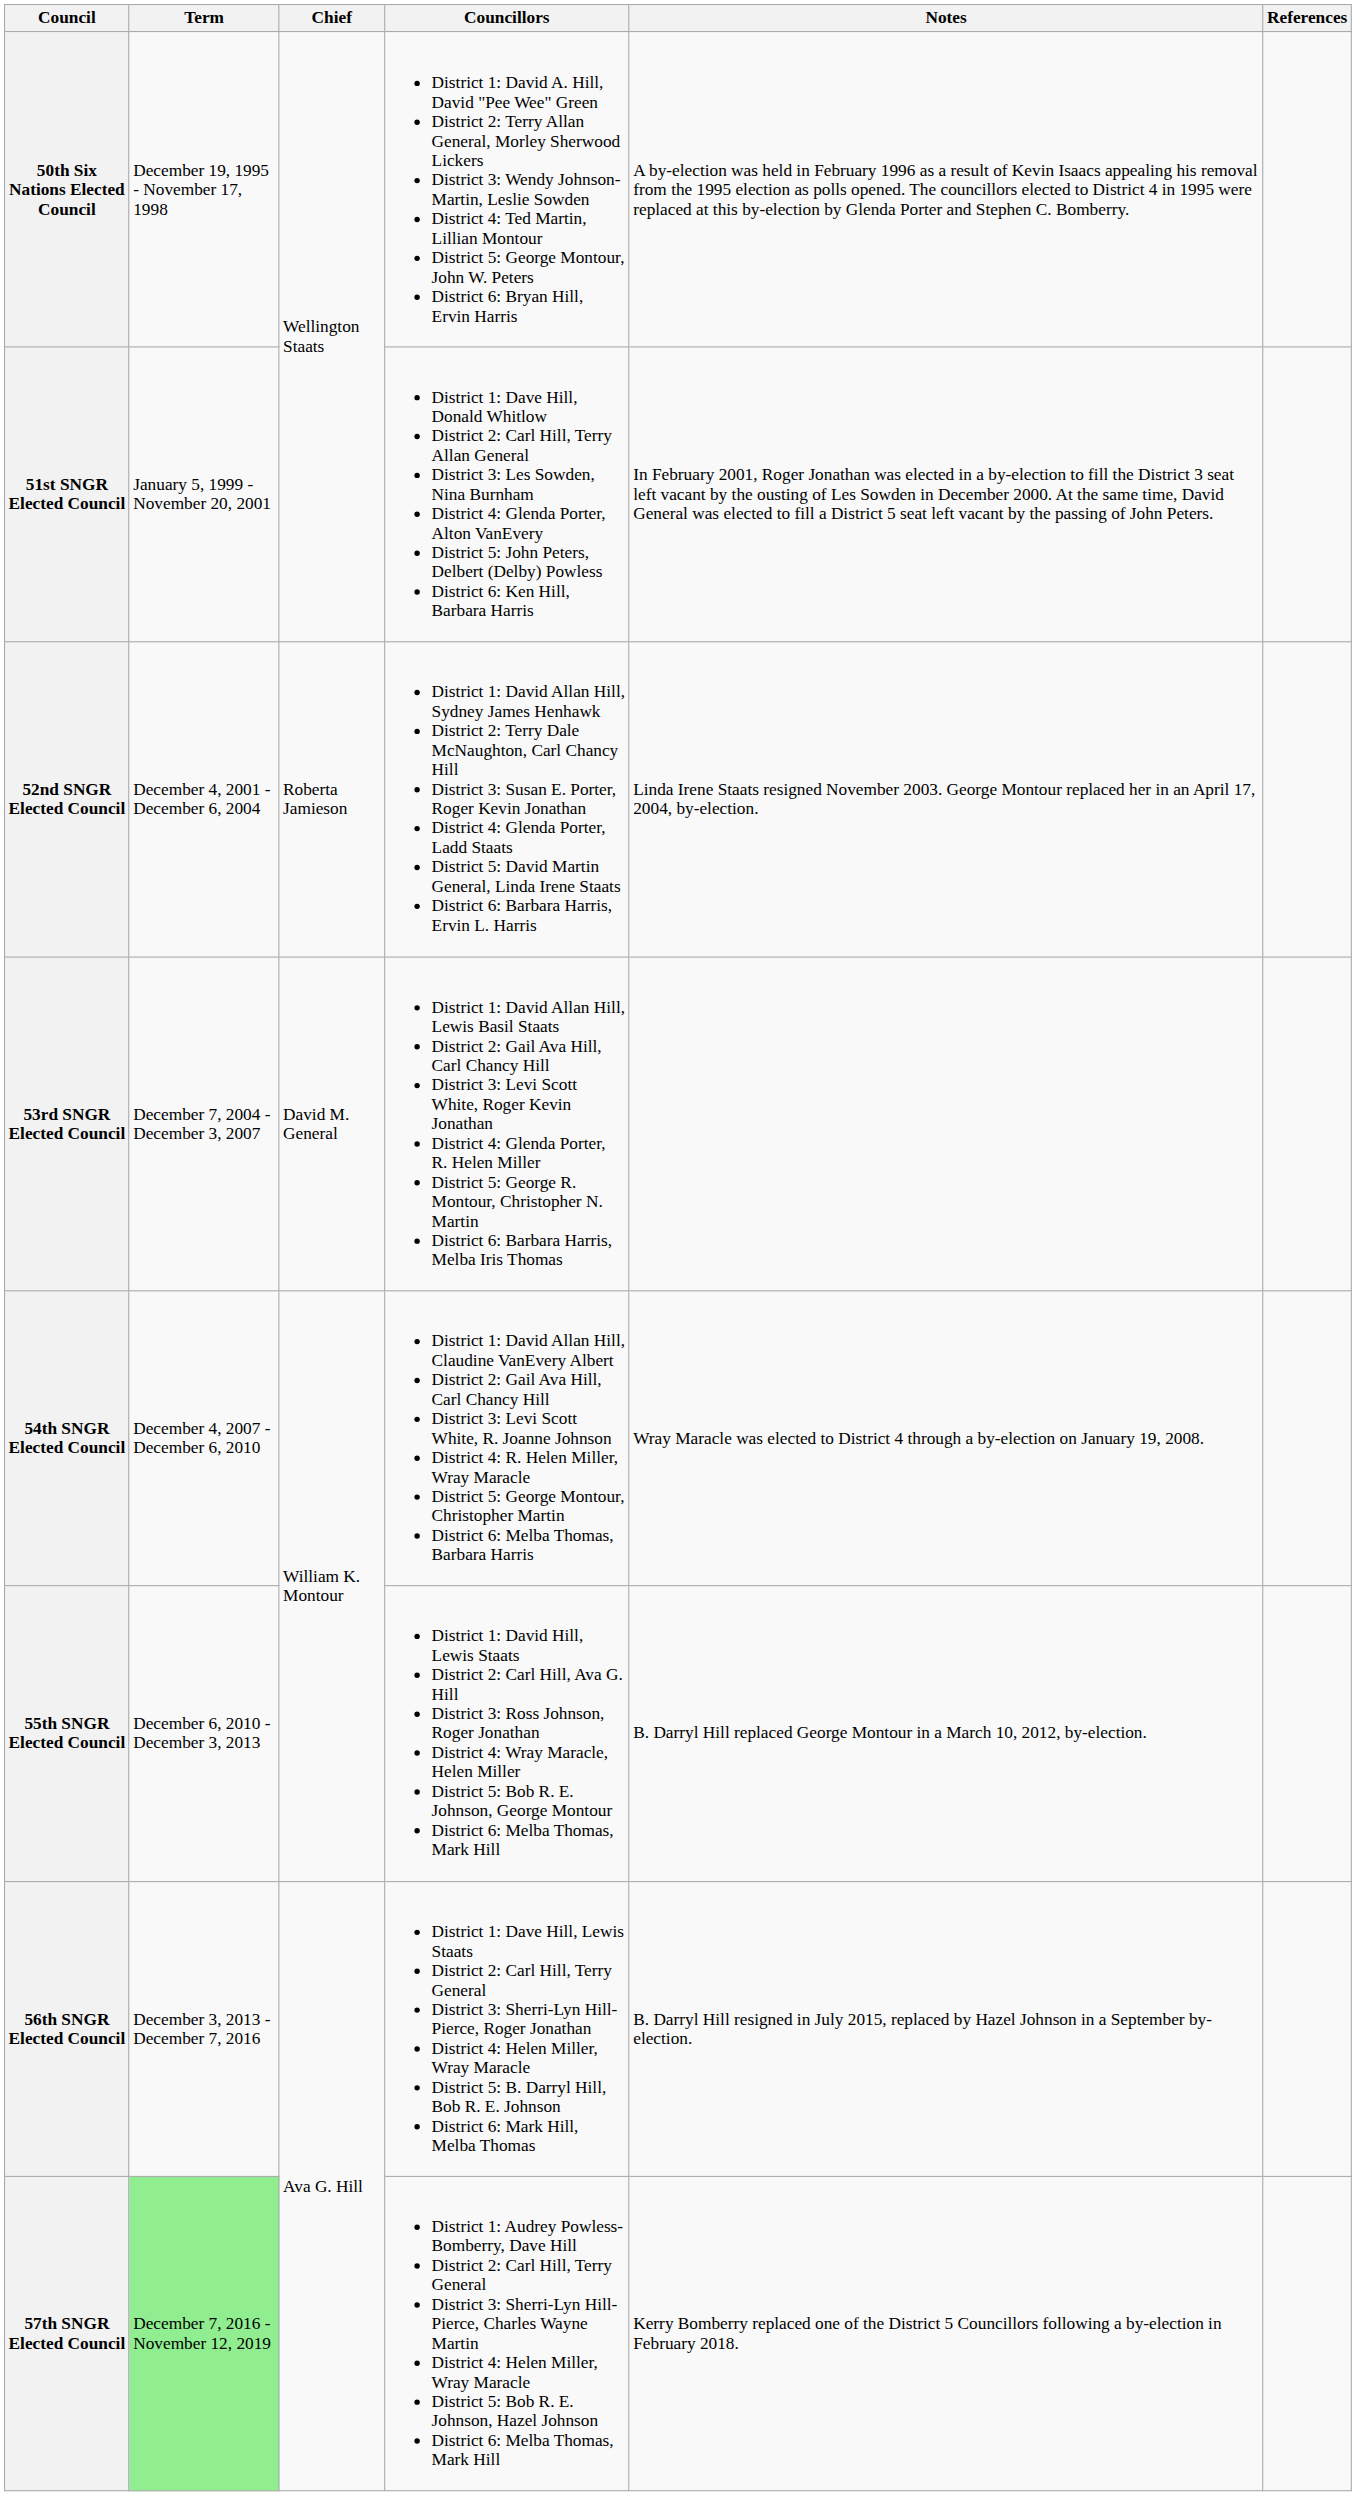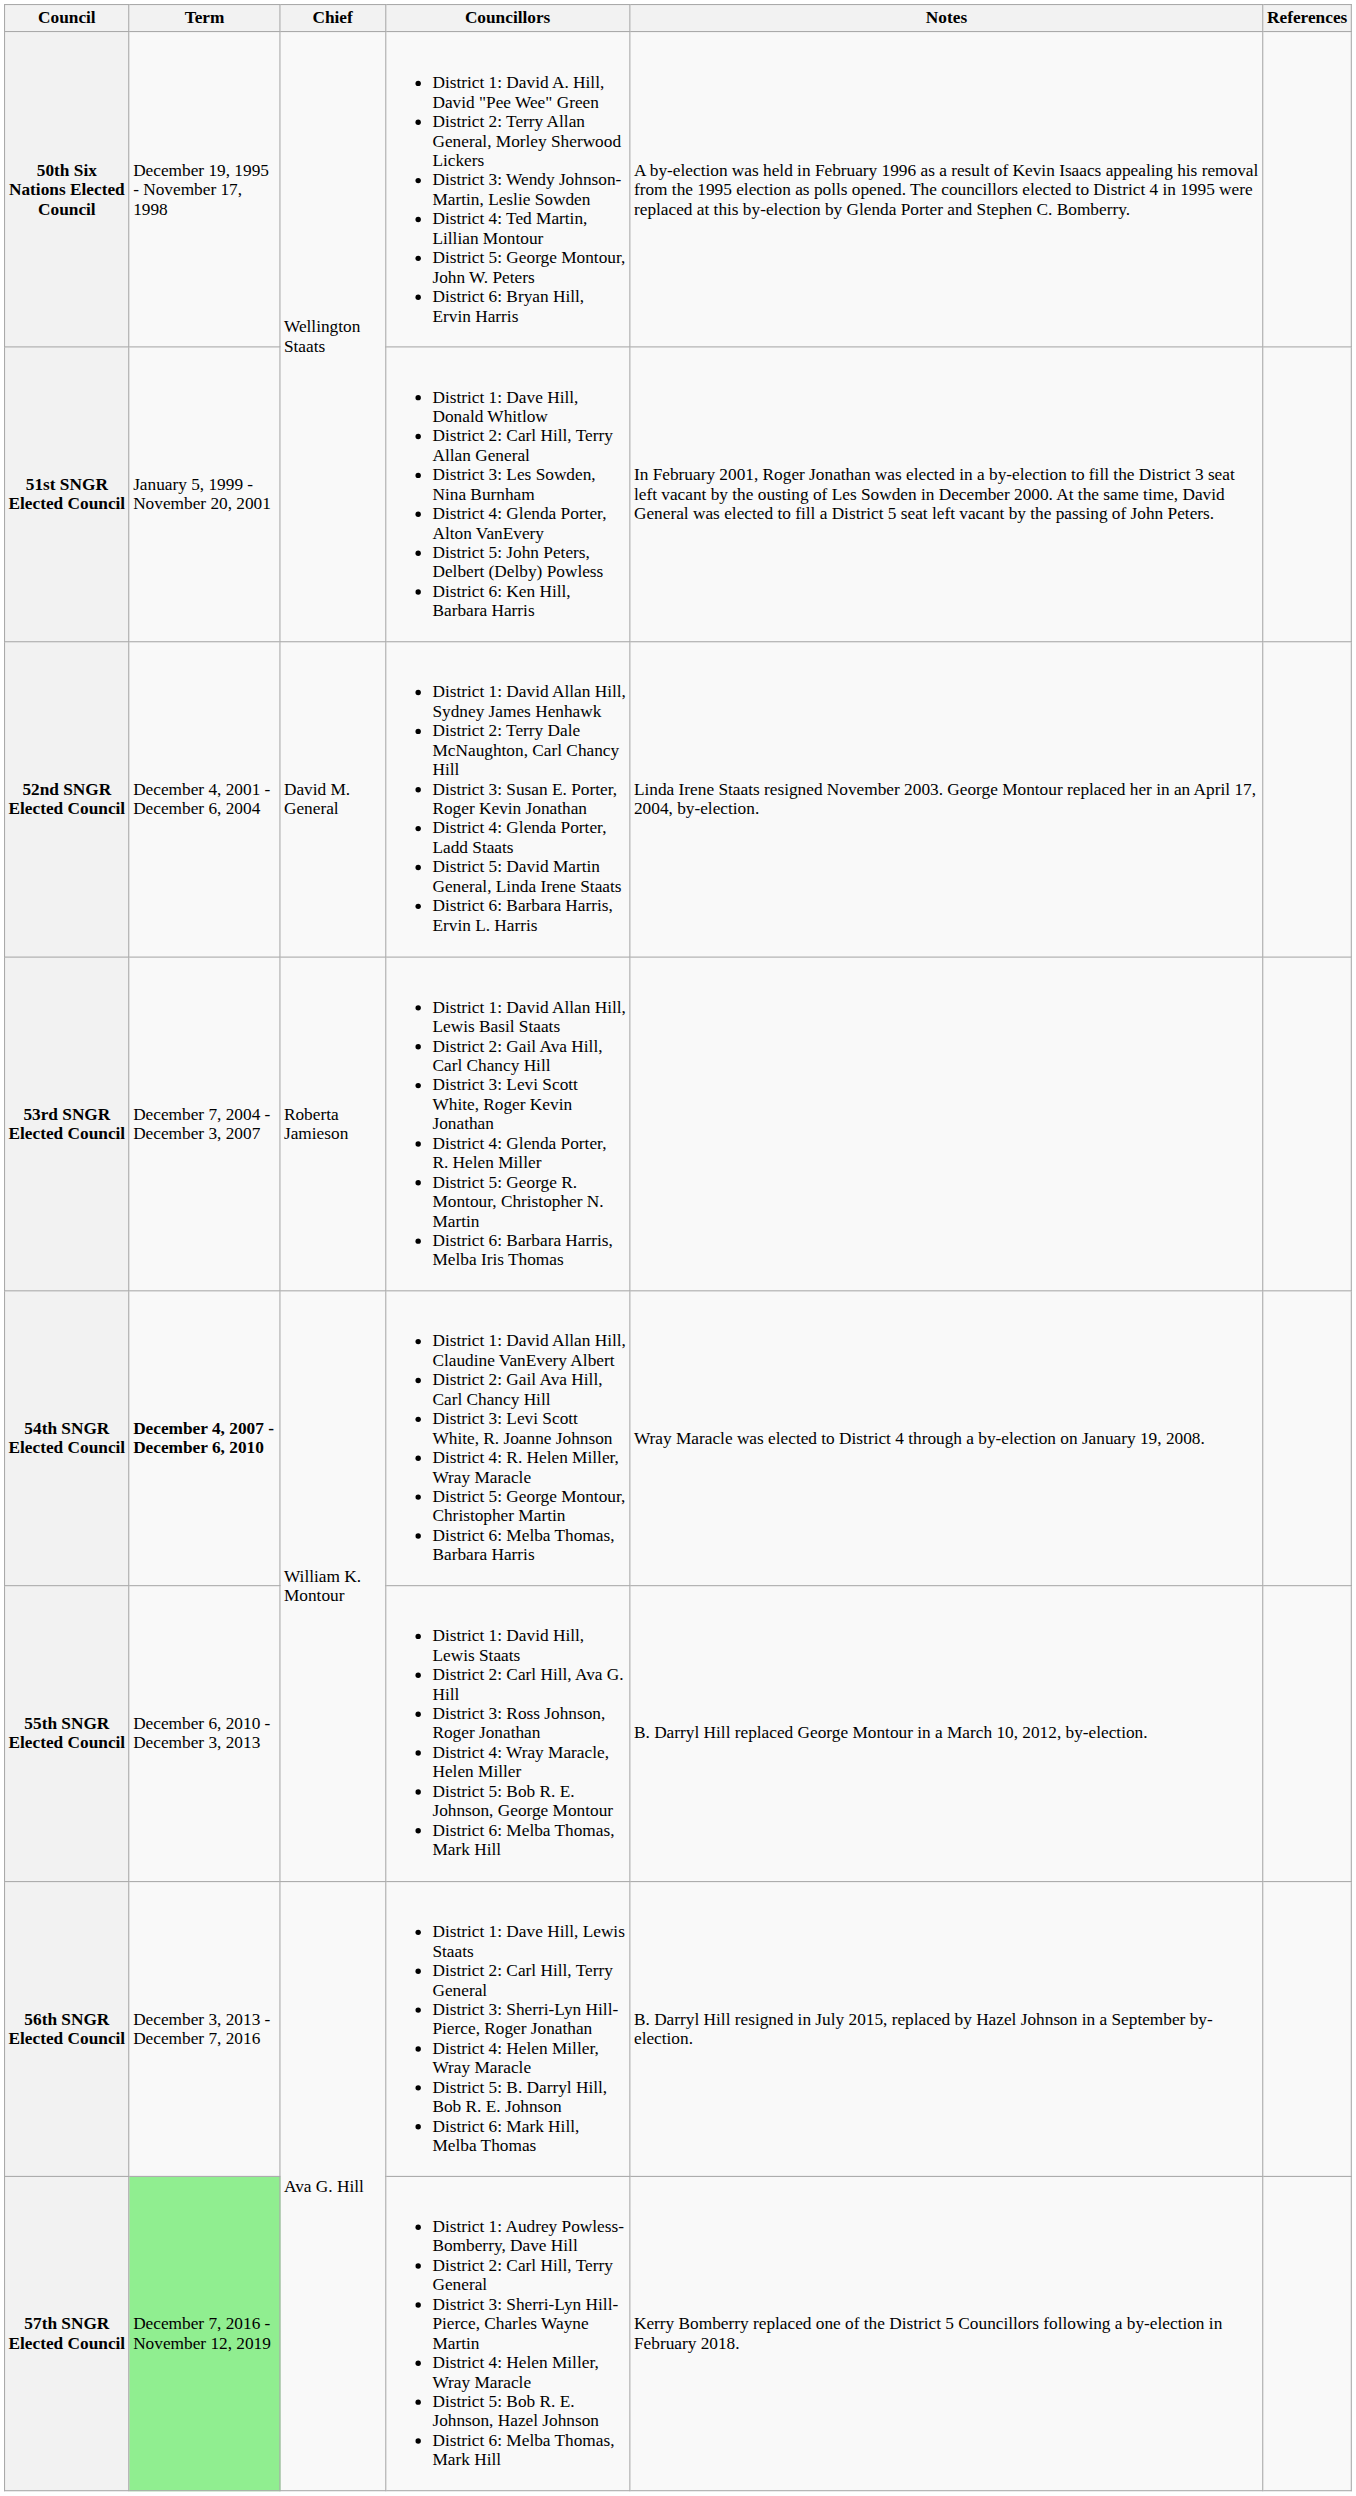(315, 799) Roberta Jamieson -> (317, 799) David M. General
(316, 1123) David M. General -> (316, 1123) Roberta Jamieson
(202, 1438) normal -> (204, 1438) bold
